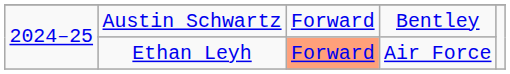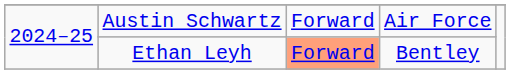(438, 21) Bentley -> (438, 21) Air Force
(438, 53) Air Force -> (438, 53) Bentley
